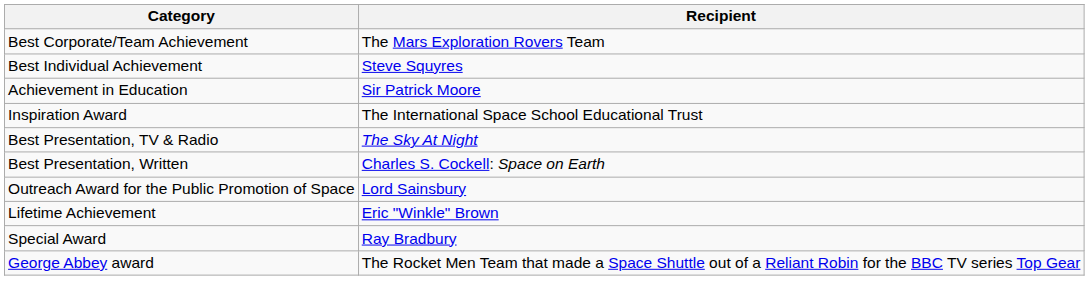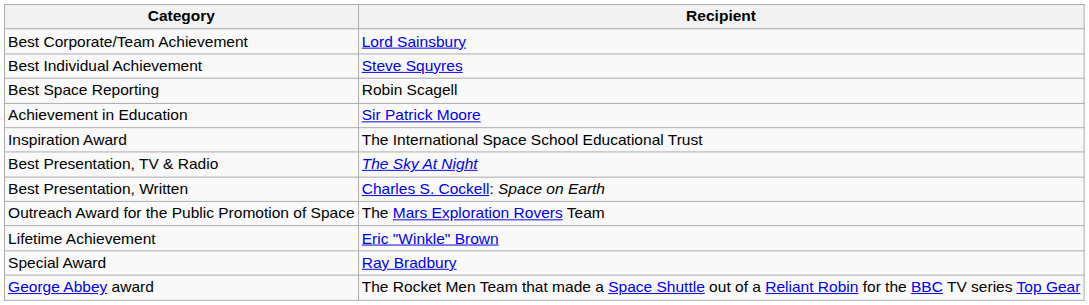(483, 41) The Mars Exploration Rovers Team -> (414, 41) Lord Sainsbury
+ row: (84, 90)
(414, 189) Lord Sainsbury -> (483, 213) The Mars Exploration Rovers Team
